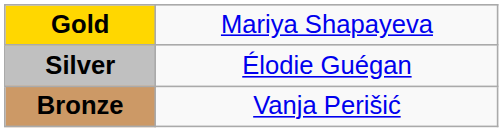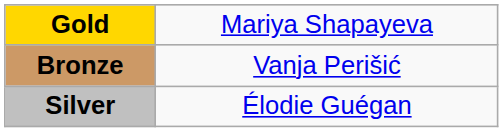rows swapped: (80, 65) <-> (80, 106)
